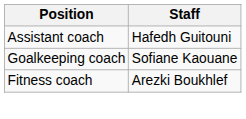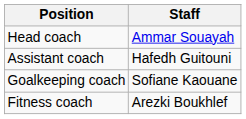+ row: (44, 37)
